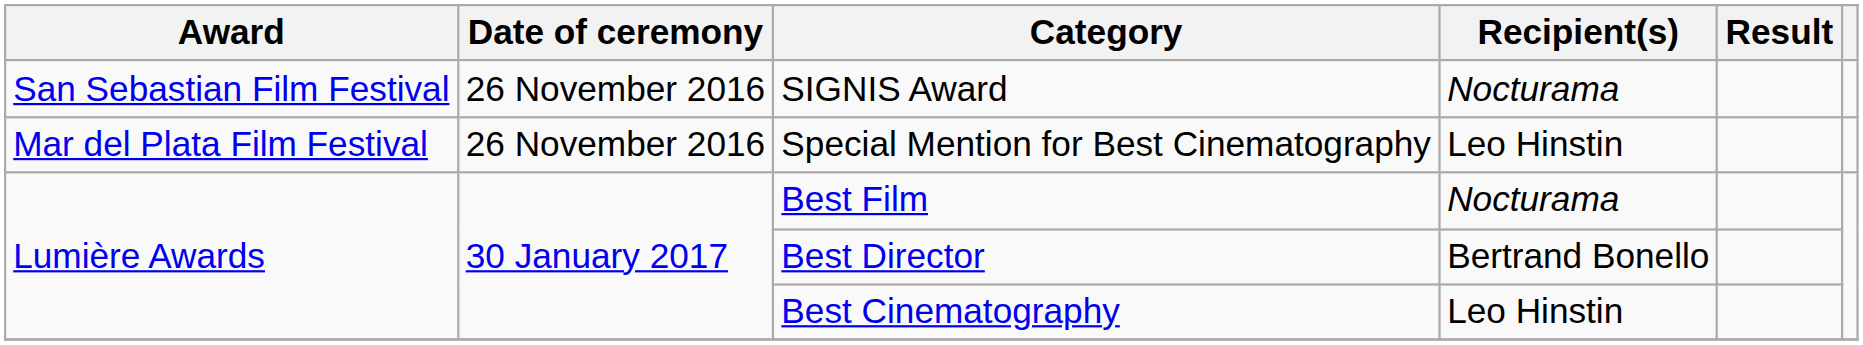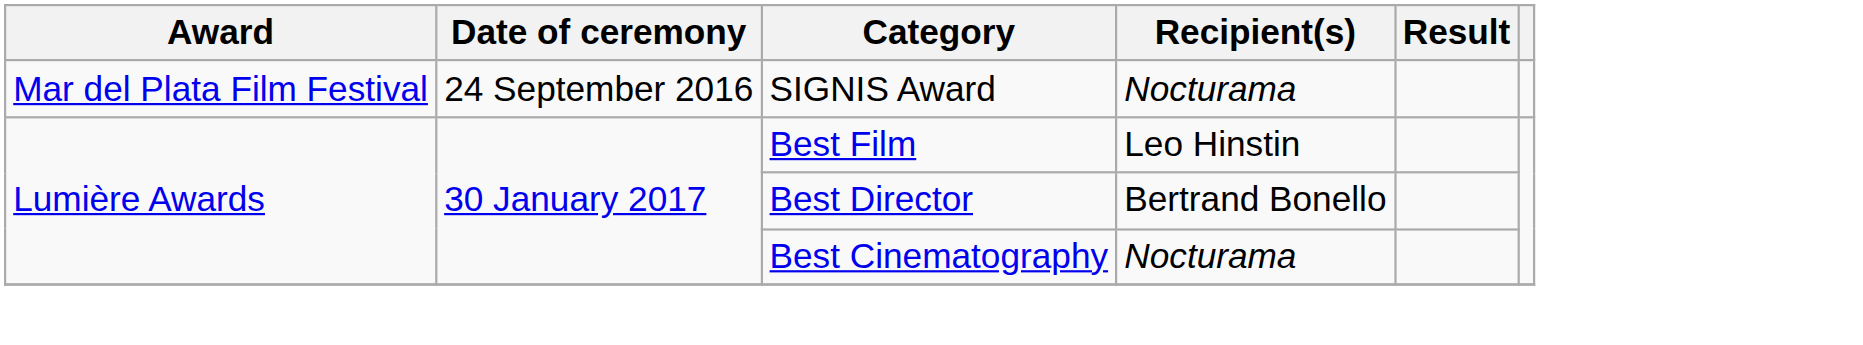(231, 88) San Sebastian Film Festival -> (221, 88) Mar del Plata Film Festival
(615, 88) 26 November 2016 -> (599, 88) 24 September 2016
- row: (1106, 144)
(1533, 199) Nocturama -> (1212, 144) Leo Hinstin
(1535, 311) Leo Hinstin -> (1210, 255) Nocturama
